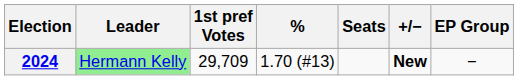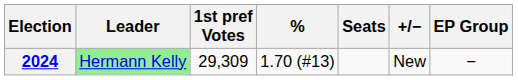(223, 61) 29,709 -> (223, 61) 29,309
(410, 61) bold -> (410, 61) normal
